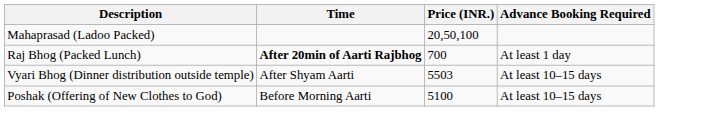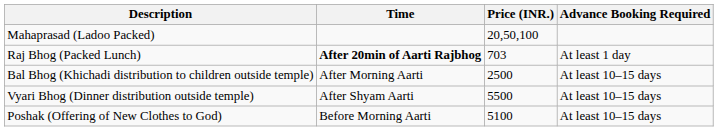(437, 55) 700 -> (497, 55) 703
+ row: (160, 75)
(440, 75) 5503 -> (500, 95) 5500
